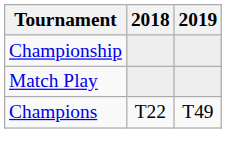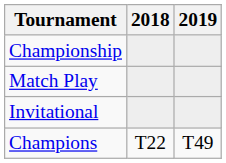+ row: (54, 111)
